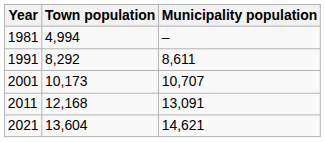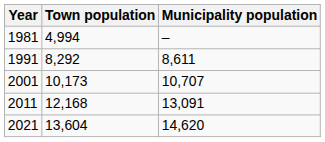(183, 125) 14,621 -> (183, 125) 14,620
